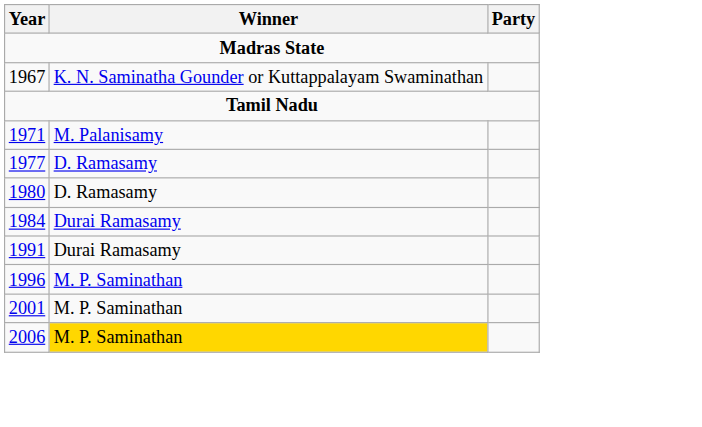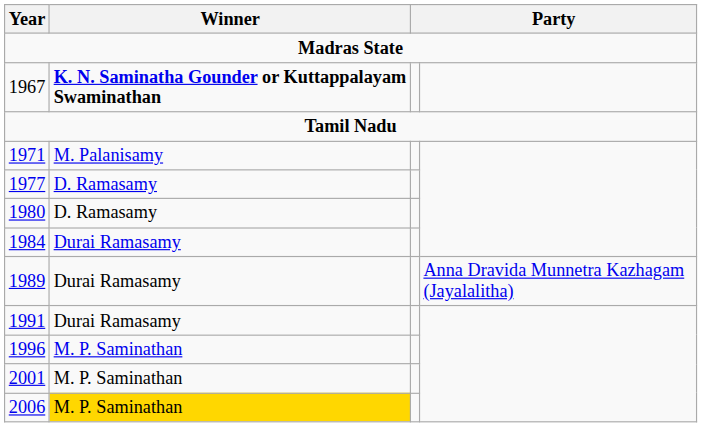(268, 76) normal -> (230, 87) bold
+ row: (27, 281)
